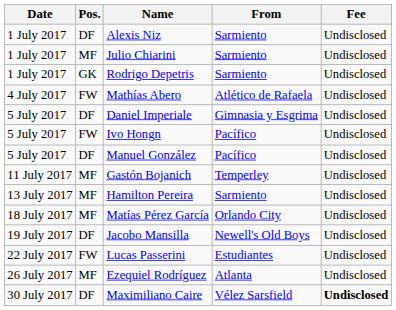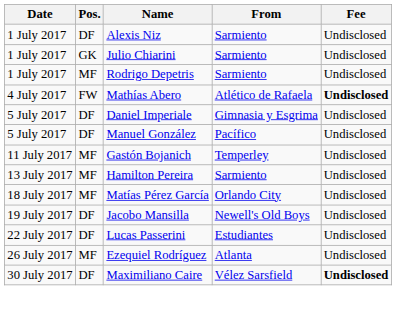(88, 54) MF -> (88, 54) GK
(88, 74) GK -> (88, 74) MF
(355, 94) normal -> (356, 94) bold
- row: (134, 134)
(88, 255) FW -> (87, 235) DF
